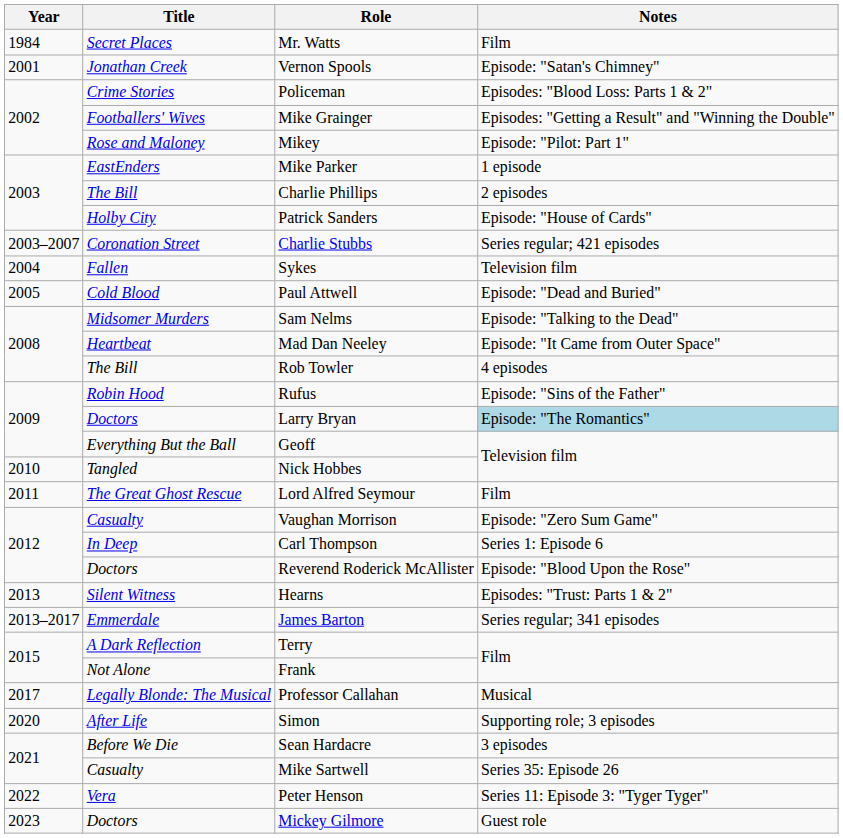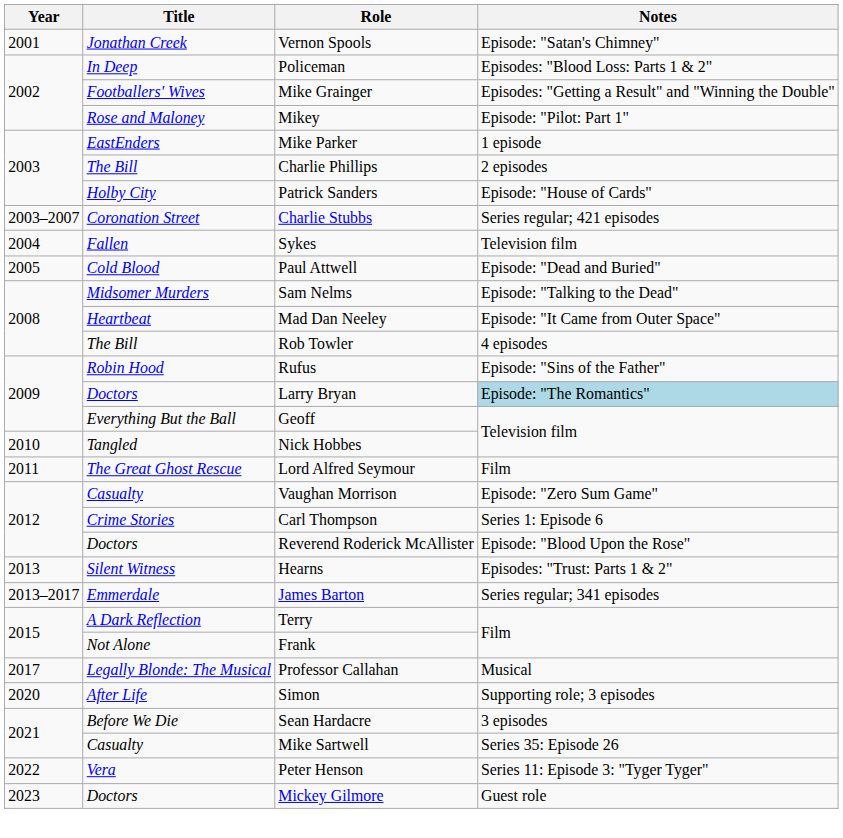- row: (309, 42)
(131, 92) Crime Stories -> (112, 67) In Deep
(112, 544) In Deep -> (131, 519) Crime Stories
